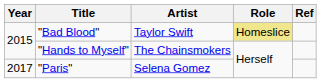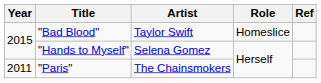(263, 31) khaki background -> (263, 31) no background
(182, 50) The Chainsmokers -> (172, 50) Selena Gomez
(20, 68) 2017 -> (19, 68) 2011
(172, 68) Selena Gomez -> (182, 68) The Chainsmokers
